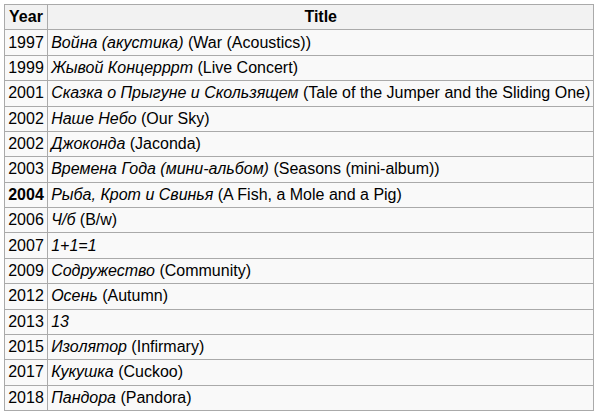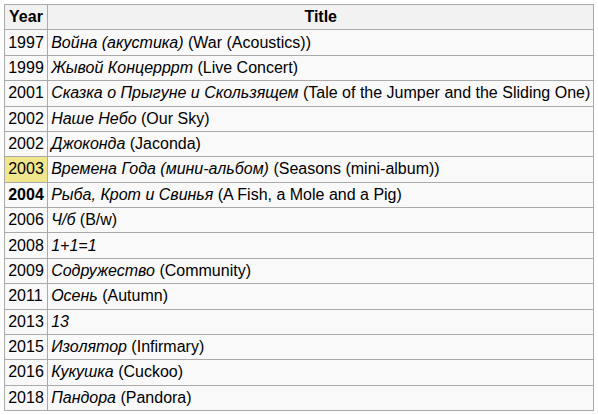(26, 169) no background -> (26, 169) khaki background
(26, 245) 2007 -> (26, 245) 2008
(26, 296) 2012 -> (25, 296) 2011
(26, 372) 2017 -> (26, 372) 2016
